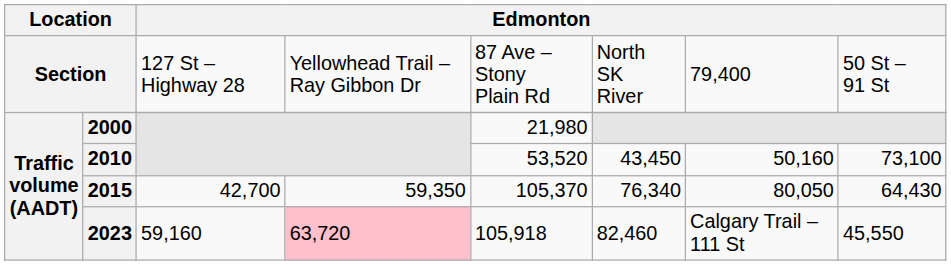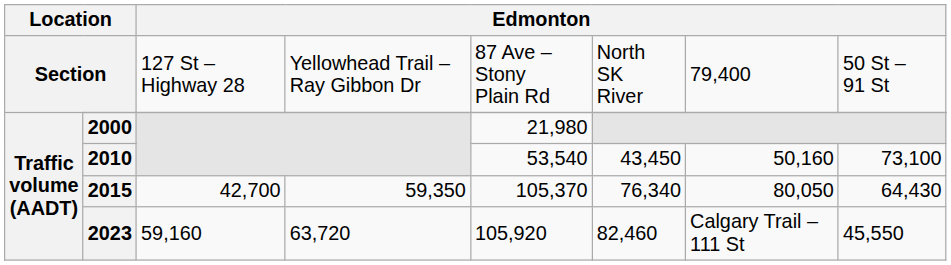(557, 159) 53,520 -> (557, 159) 53,540
(320, 233) pink background -> (320, 233) no background
(511, 233) 105,918 -> (511, 233) 105,920
